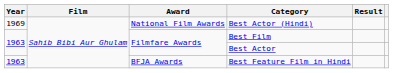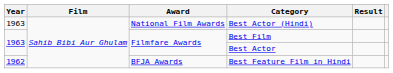(16, 23) 1969 -> (16, 23) 1963
(16, 62) 1963 -> (16, 62) 1962
